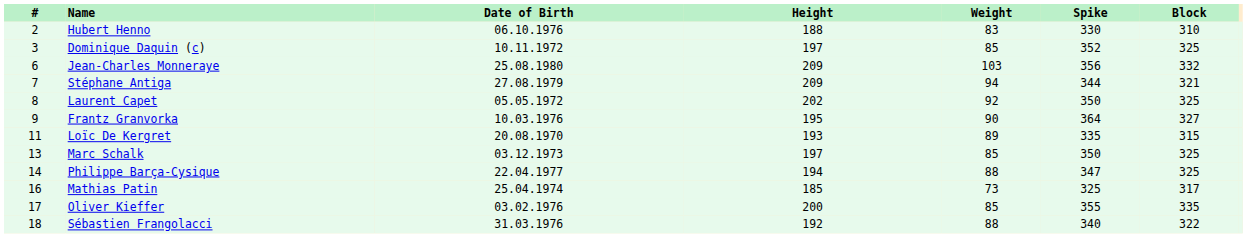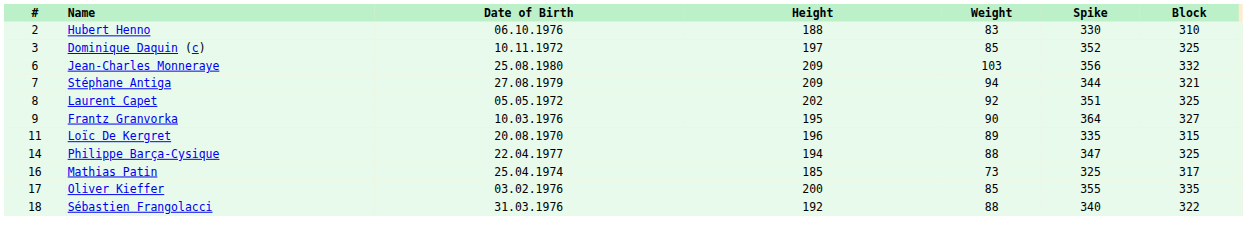(1090, 101) 350 -> (1090, 101) 351
(813, 136) 193 -> (813, 136) 196
- row: (106, 154)
